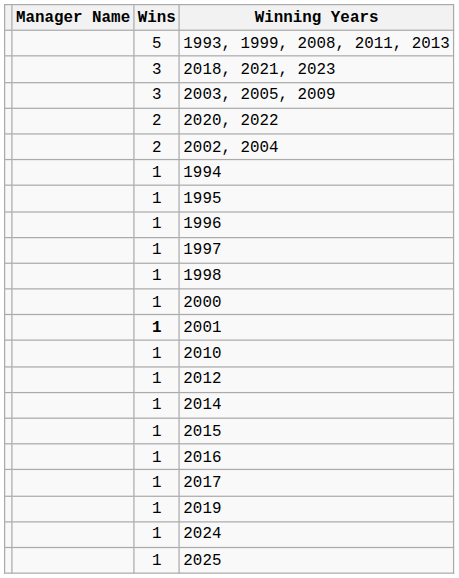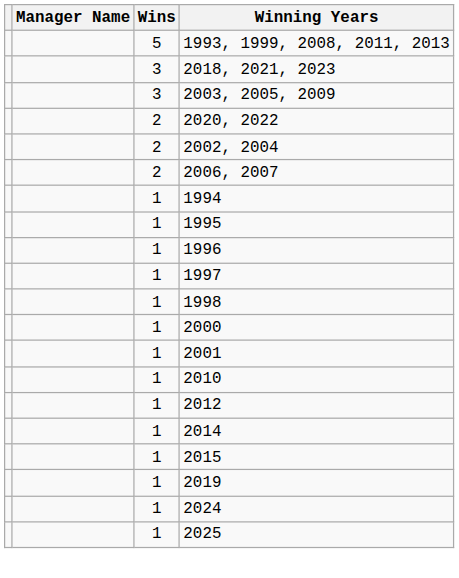+ row: (231, 173)
(157, 328) bold -> (157, 354) normal
- row: (202, 457)
- row: (202, 483)
